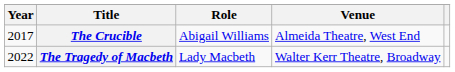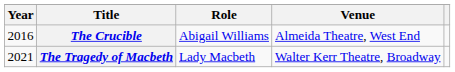(21, 35) 2017 -> (21, 35) 2016
(21, 56) 2022 -> (21, 56) 2021
